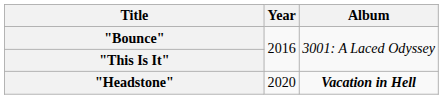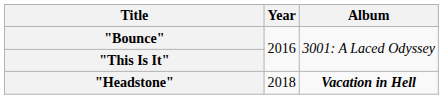(282, 82) 2020 -> (282, 82) 2018
